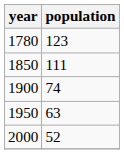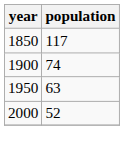- row: (23, 40)
(56, 64) 111 -> (57, 40) 117
